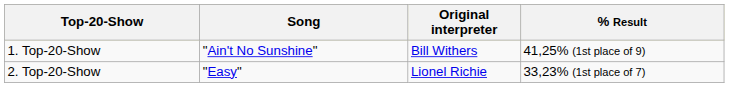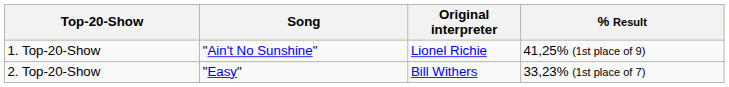(444, 51) Bill Withers -> (449, 51) Lionel Richie
(449, 72) Lionel Richie -> (444, 72) Bill Withers
